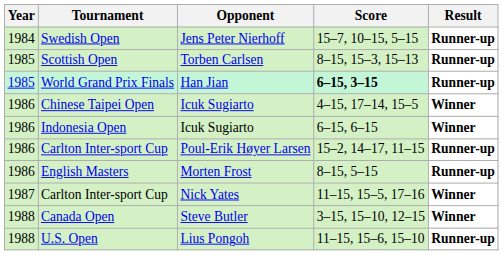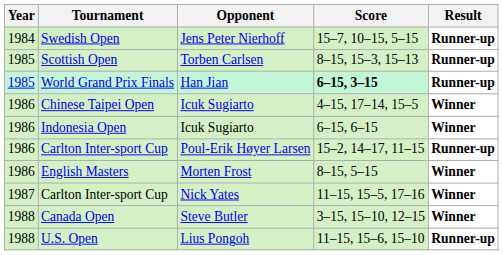(463, 172) Runner-up -> (453, 172) Winner
